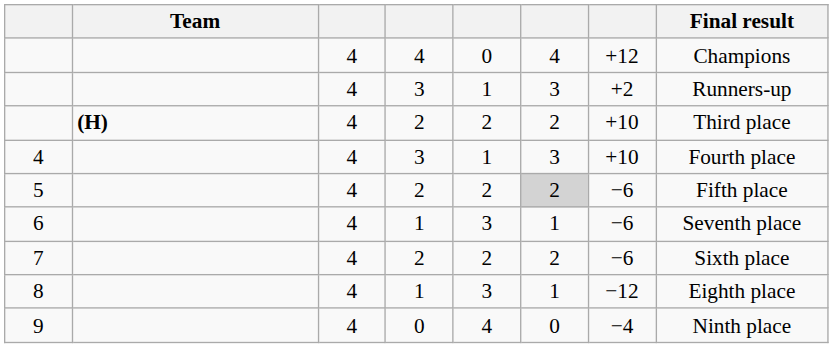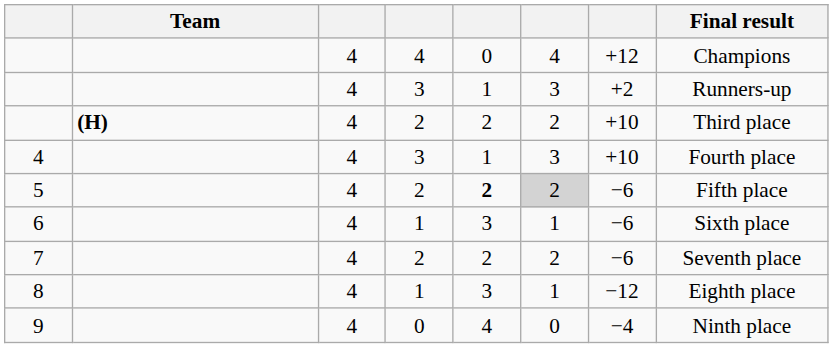(487, 190) normal -> (487, 190) bold
(742, 223) Seventh place -> (742, 223) Sixth place
(742, 257) Sixth place -> (742, 257) Seventh place
